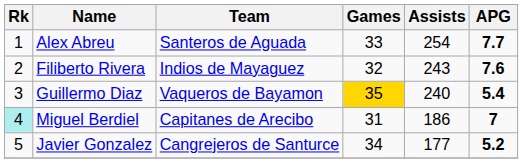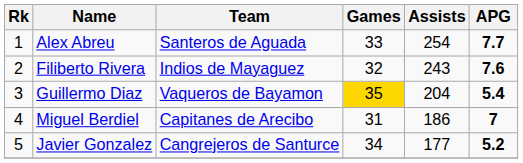(437, 94) 240 -> (437, 94) 204
(19, 119) paleturquoise background -> (19, 119) no background
